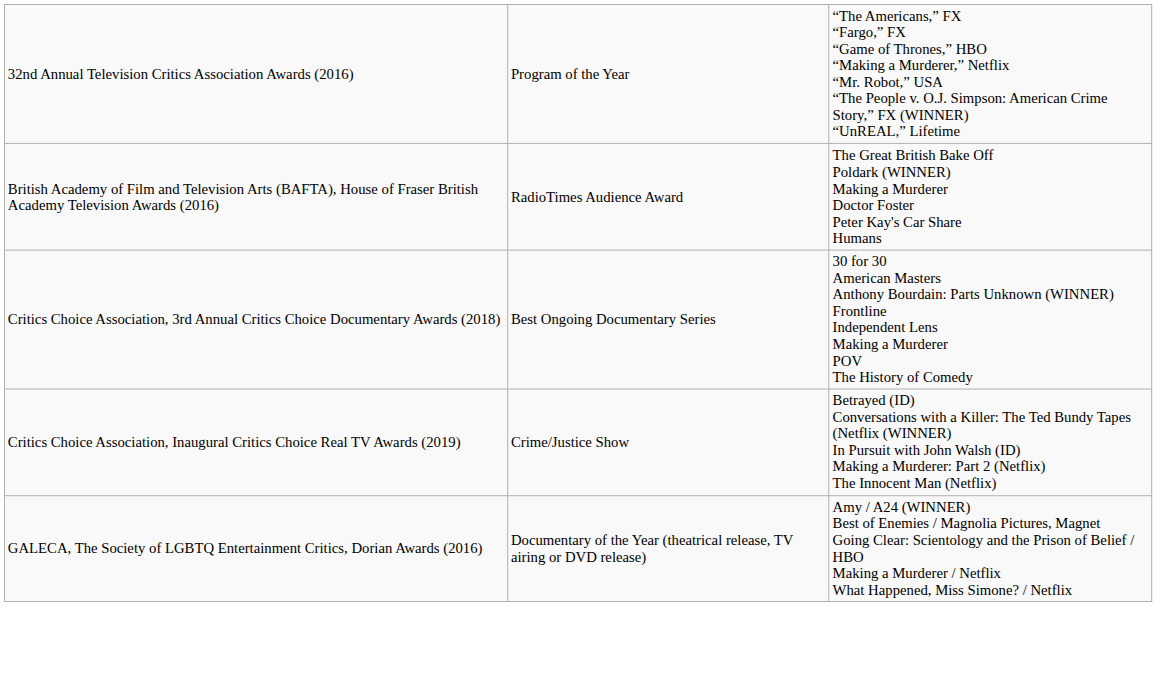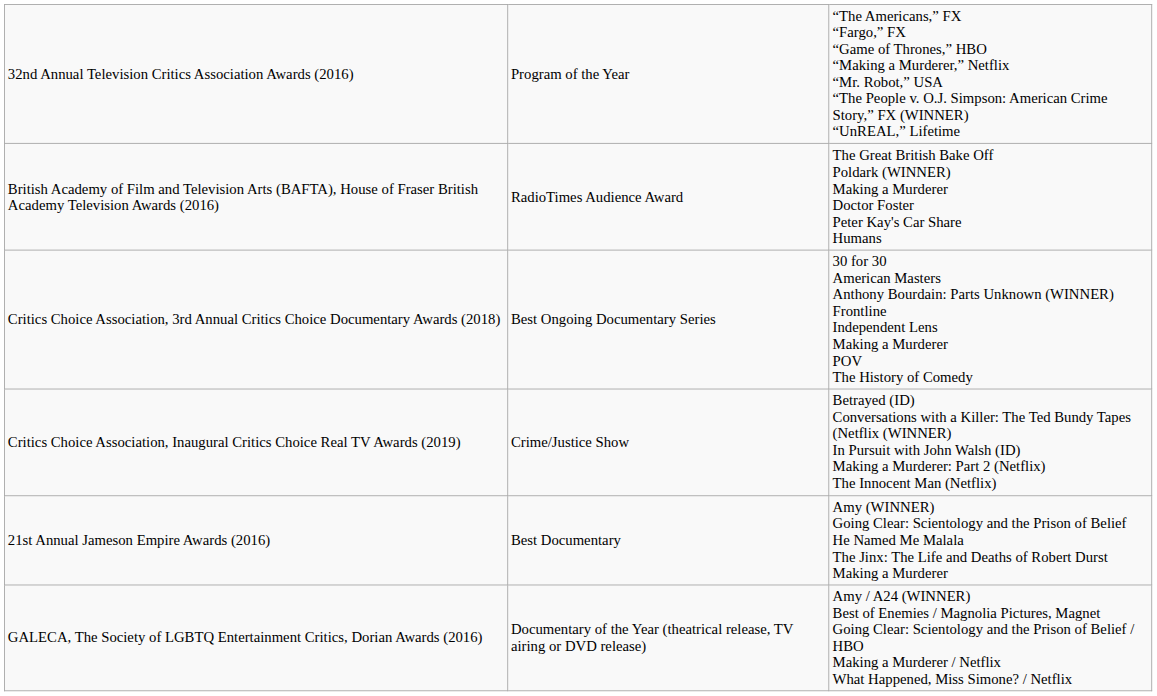+ row: (139, 540)
